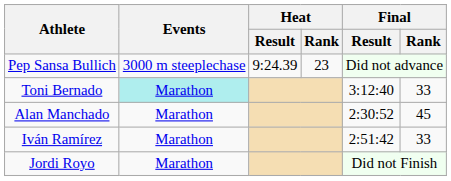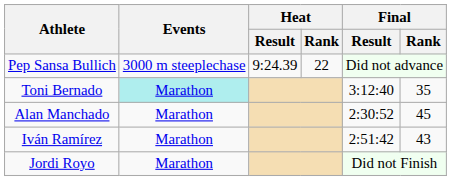(322, 66) 23 -> (322, 66) 22
(423, 90) 33 -> (423, 90) 35
(423, 139) 33 -> (423, 139) 43
